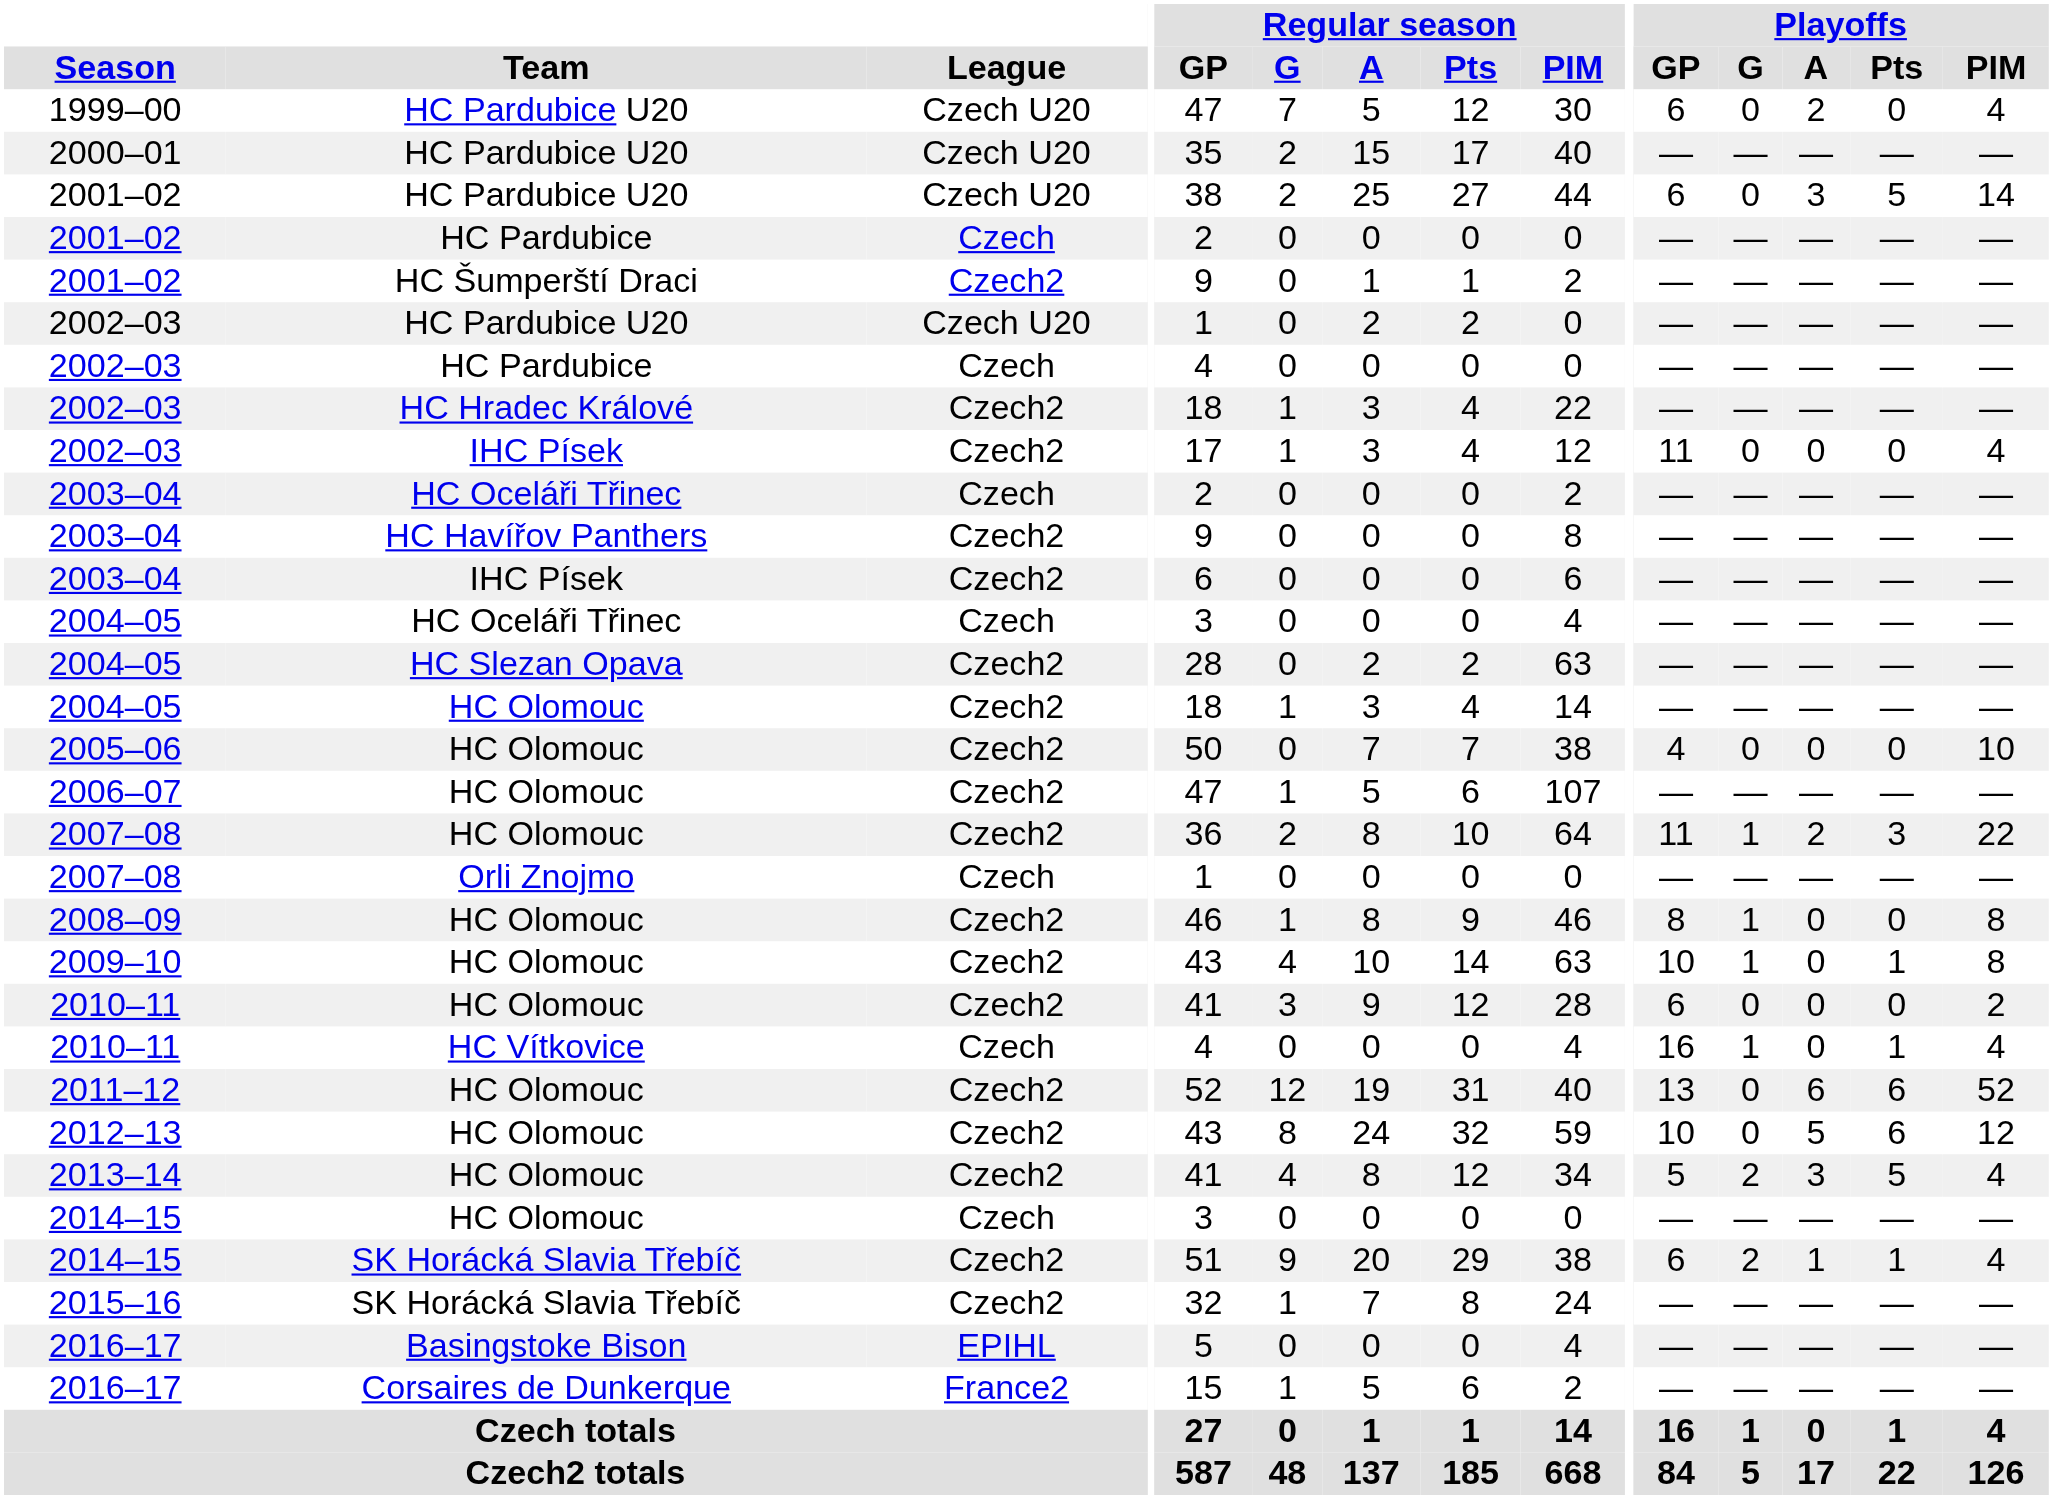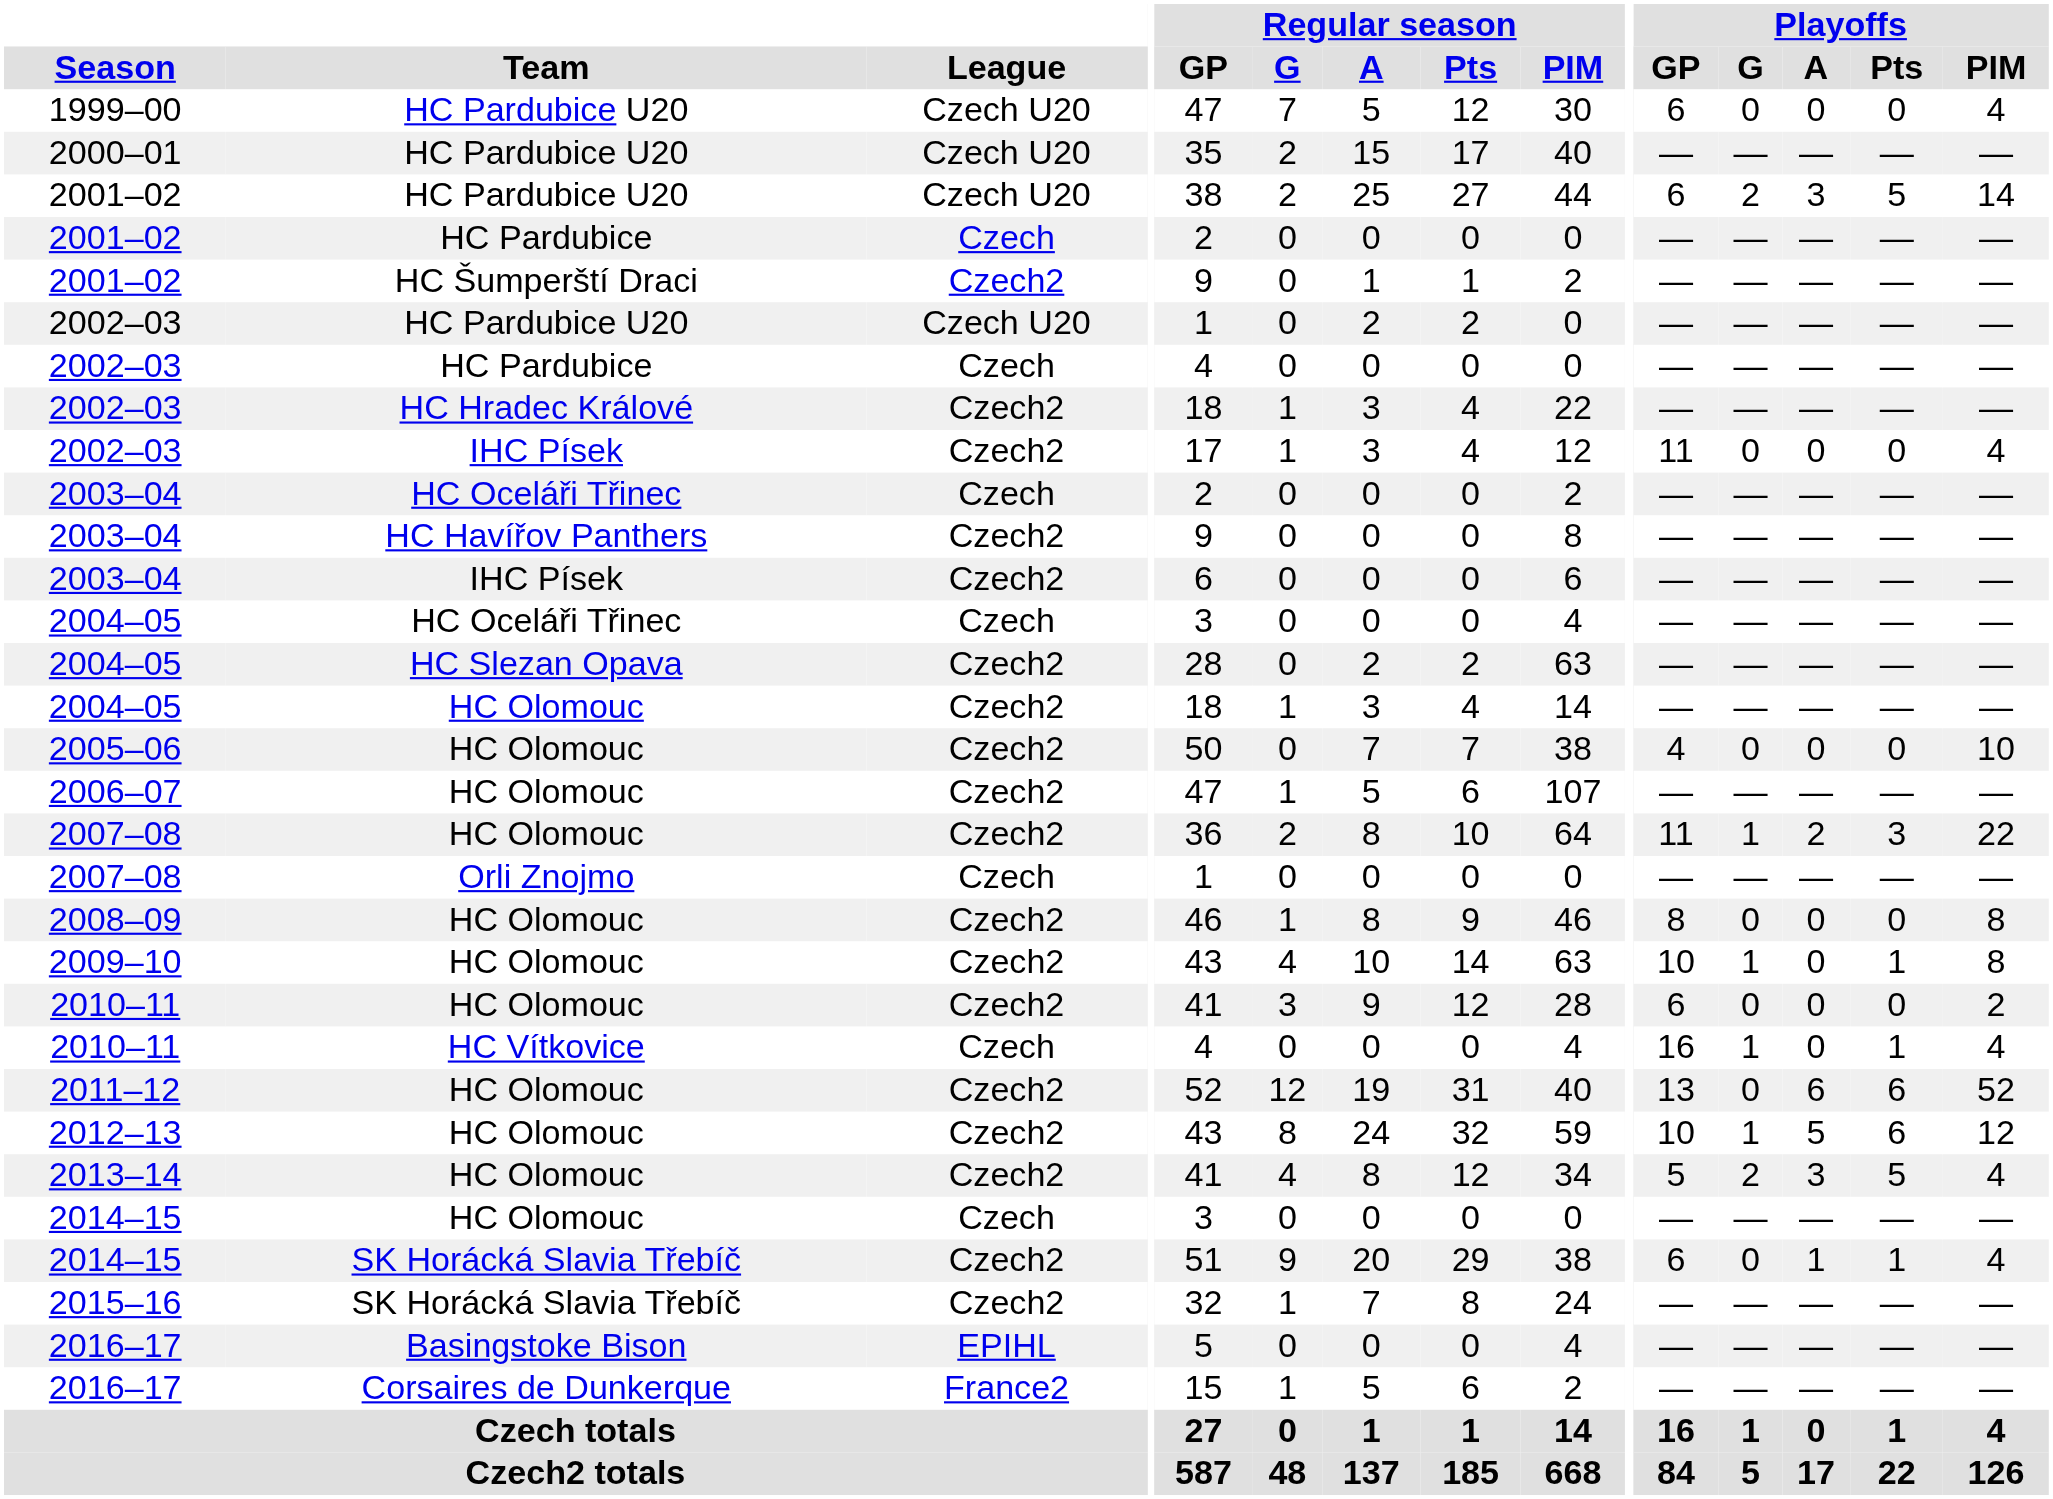(1816, 109) 2 -> (1816, 109) 0
(1751, 195) 0 -> (1751, 195) 2
(1751, 919) 1 -> (1751, 919) 0
(1751, 1132) 0 -> (1751, 1132) 1
(1751, 1260) 2 -> (1751, 1260) 0
